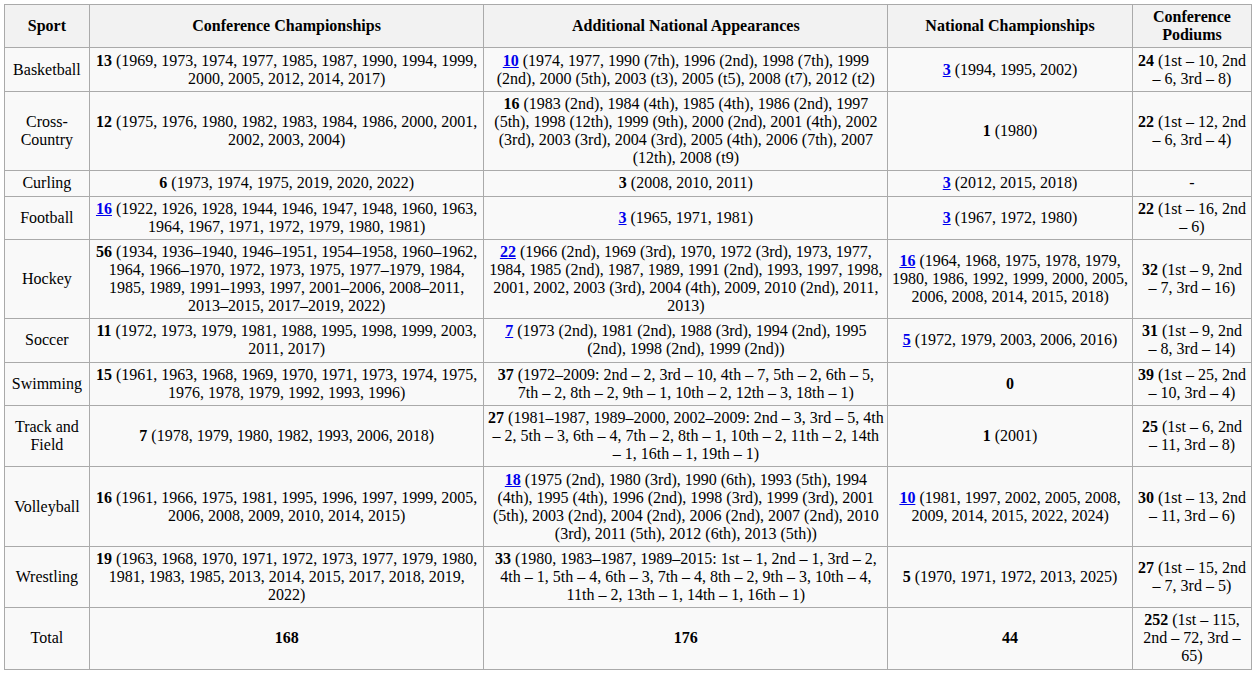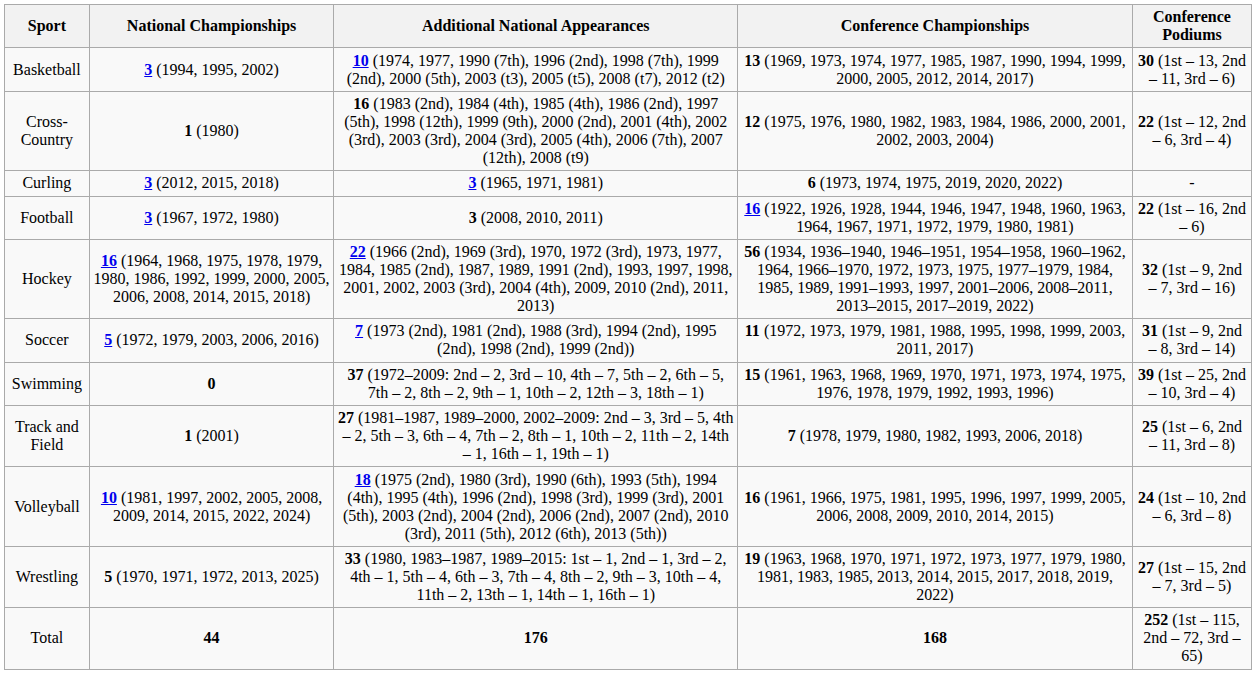columns swapped: (1010, 26) <-> (287, 26)
(1192, 69) 24 (1st – 10, 2nd – 6, 3rd – 8) -> (1192, 69) 30 (1st – 13, 2nd – 11, 3rd – 6)
(686, 183) 3 (2008, 2010, 2011) -> (536, 183) 3 (1965, 1971, 1981)
(686, 217) 3 (1965, 1971, 1981) -> (536, 217) 3 (2008, 2010, 2011)
(1192, 506) 30 (1st – 13, 2nd – 11, 3rd – 6) -> (1192, 506) 24 (1st – 10, 2nd – 6, 3rd – 8)
